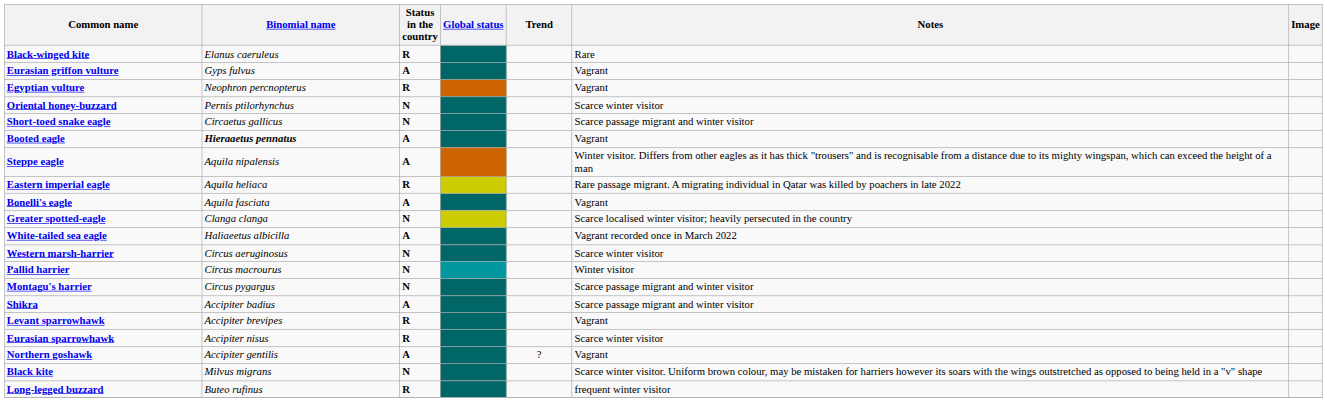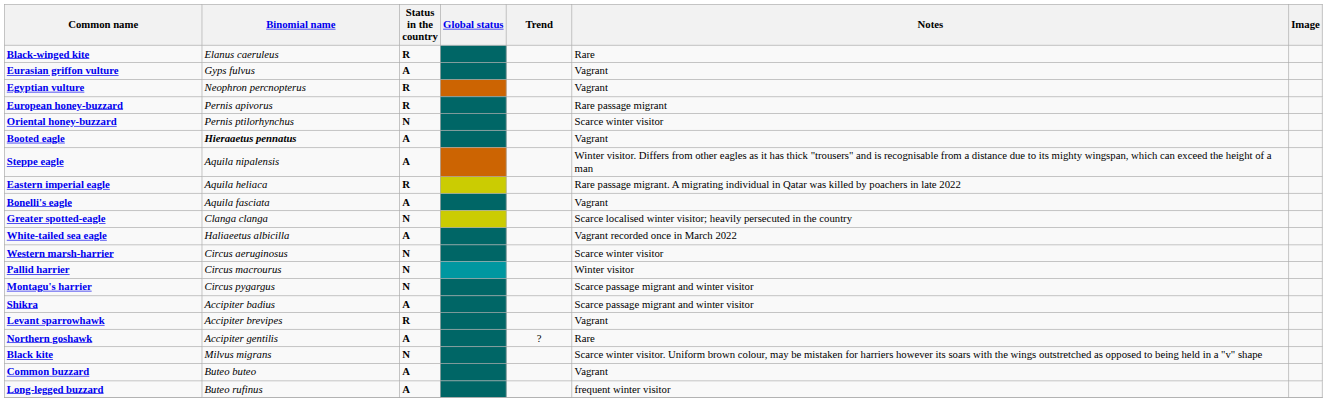+ row: (65, 105)
- row: (59, 122)
- row: (60, 338)
(591, 355) Vagrant -> (585, 338) Rare
+ row: (48, 372)
(406, 389) R -> (406, 389) A
